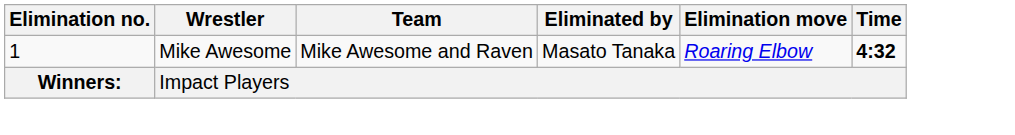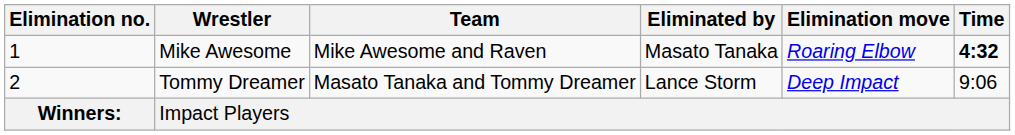+ row: (232, 82)
